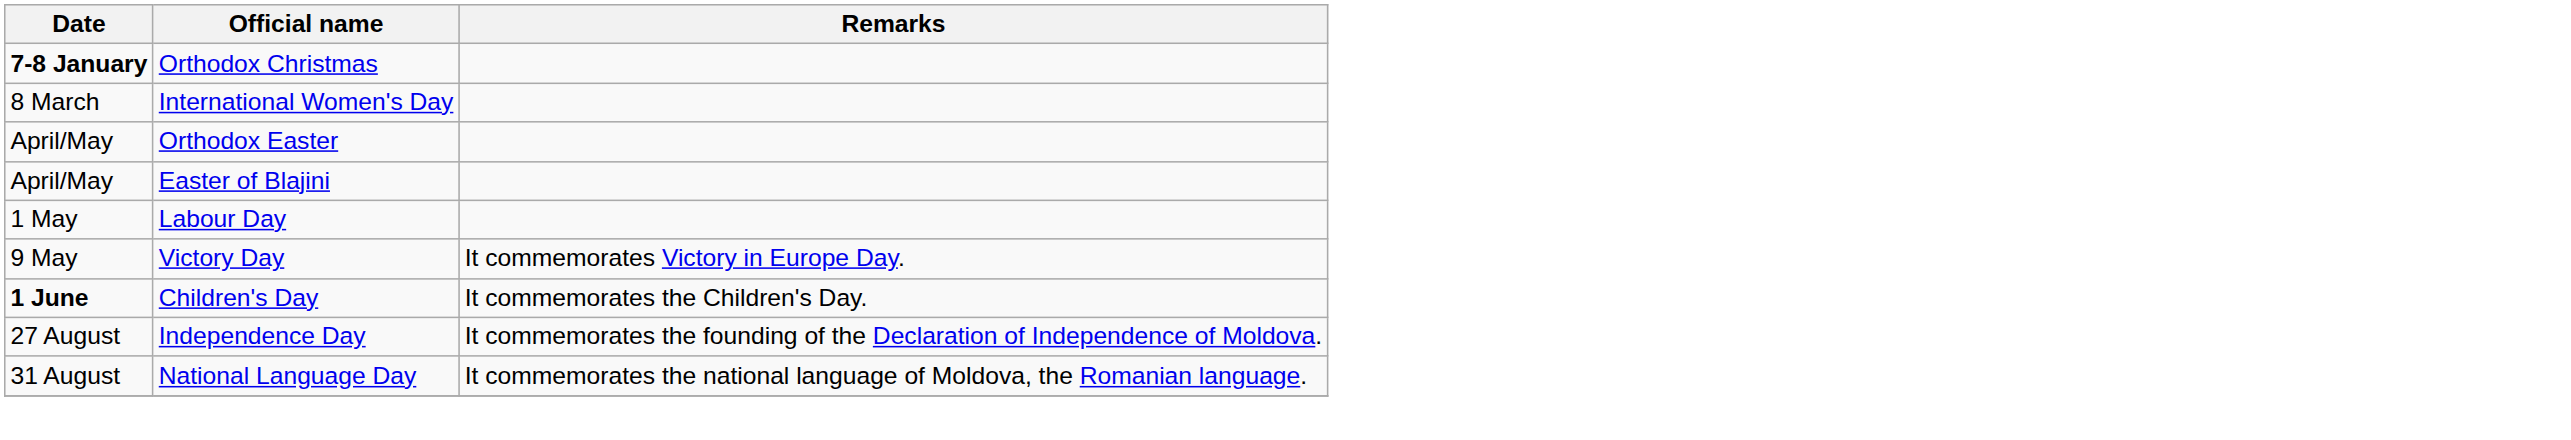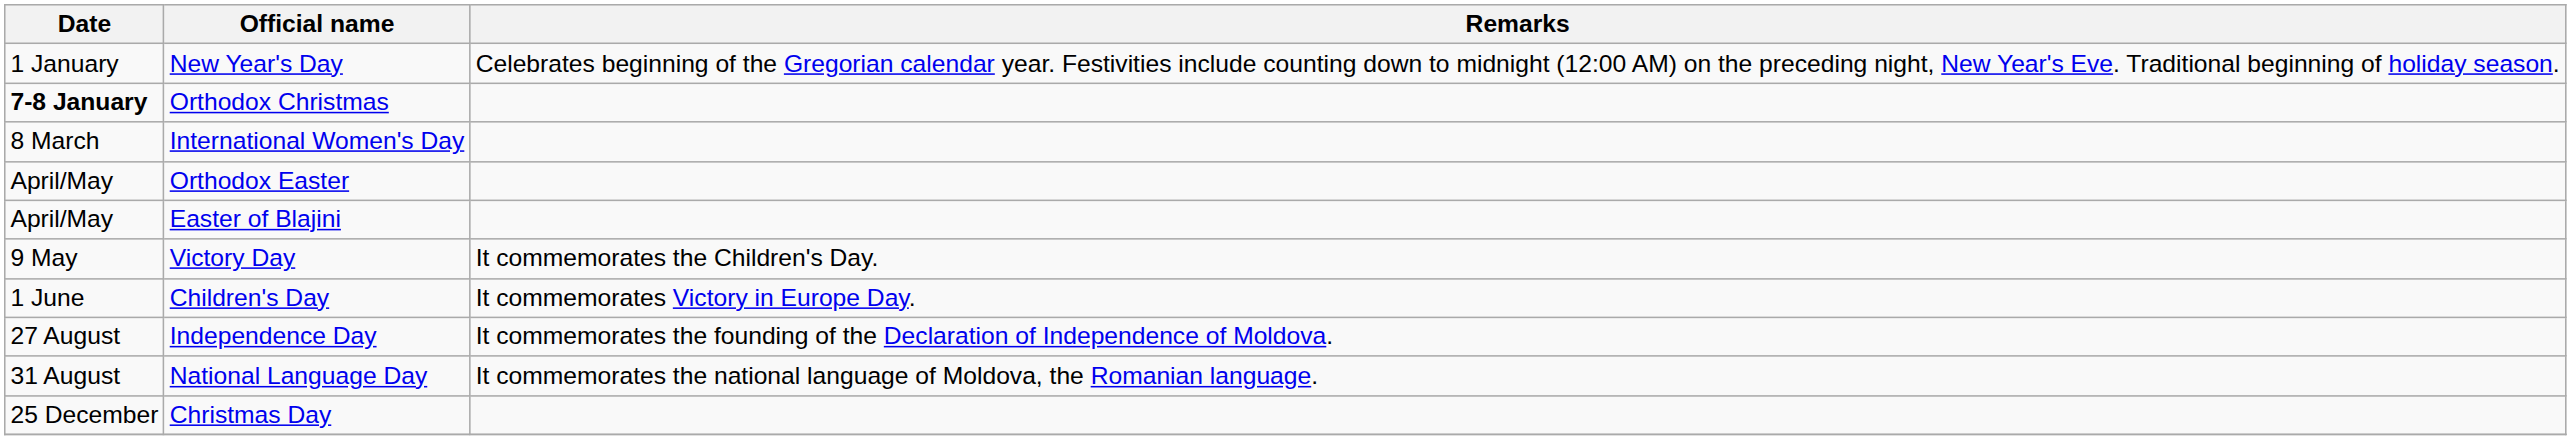+ row: (256, 63)
- row: (222, 219)
(685, 258) It commemorates Victory in Europe Day. -> (677, 258) It commemorates the Children's Day.
(49, 297) bold -> (47, 297) normal
(666, 297) It commemorates the Children's Day. -> (696, 297) It commemorates Victory in Europe Day.
+ row: (250, 414)
